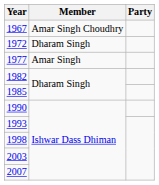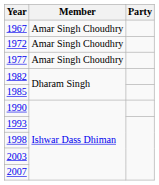(61, 44) Dharam Singh -> (77, 44) Amar Singh Choudhry
(56, 60) Amar Singh -> (77, 60) Amar Singh Choudhry
